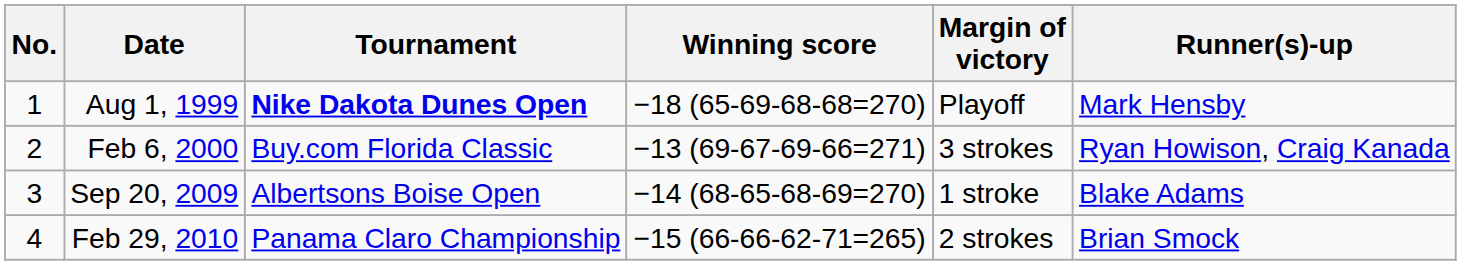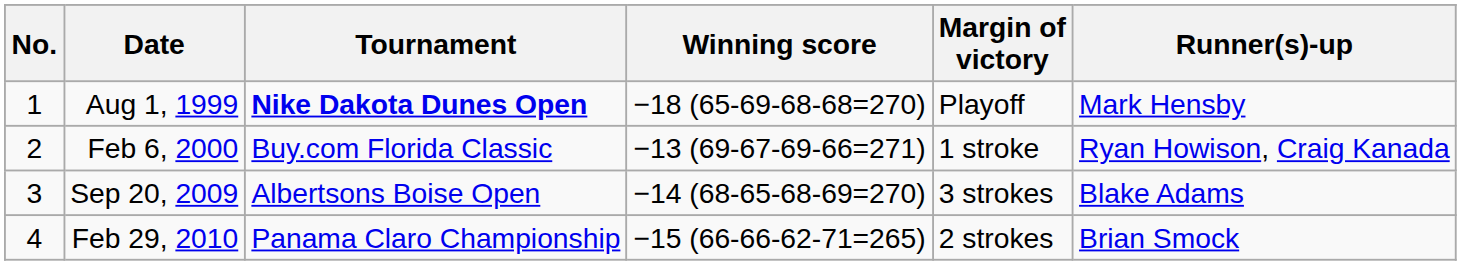(996, 149) 3 strokes -> (989, 149) 1 stroke
(989, 193) 1 stroke -> (996, 193) 3 strokes
